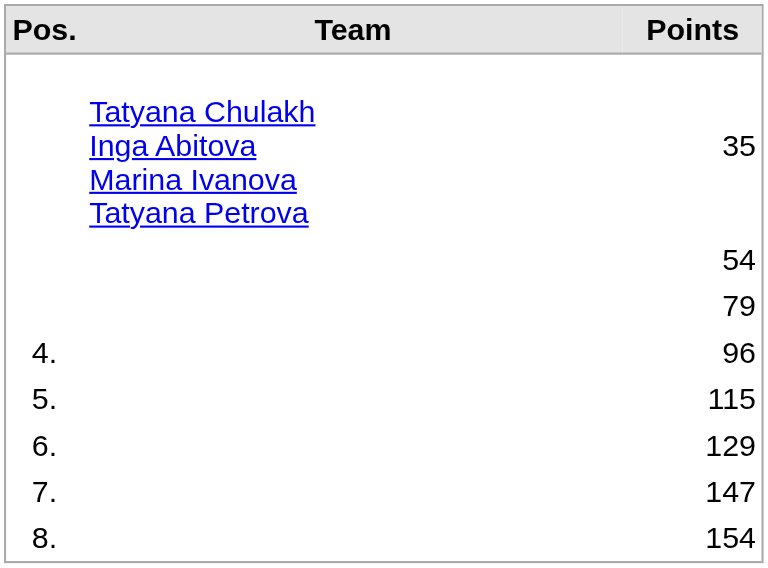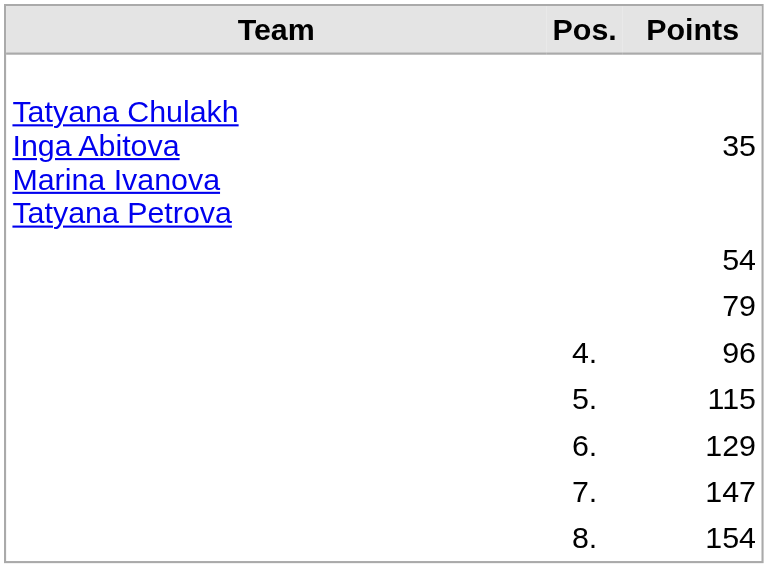columns swapped: (45, 29) <-> (353, 29)
